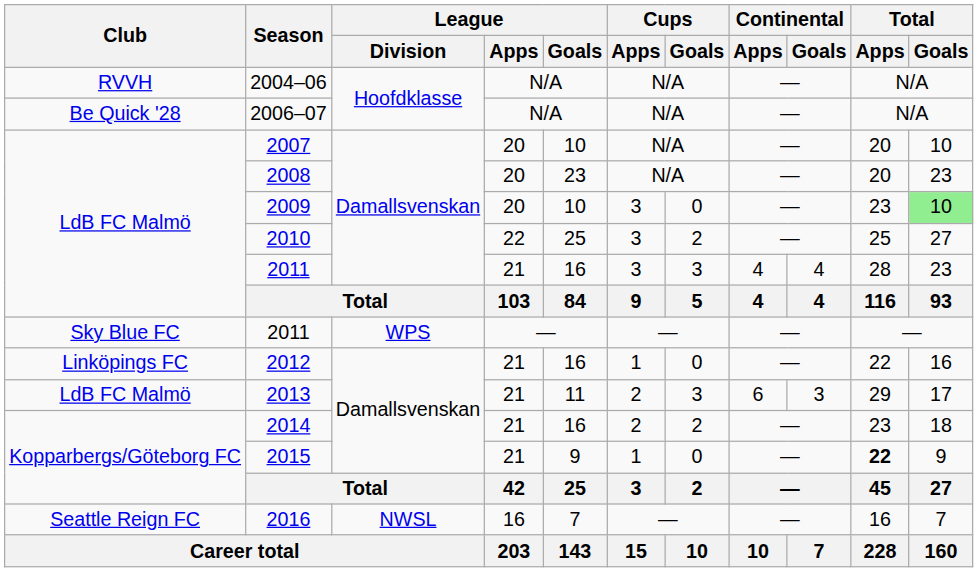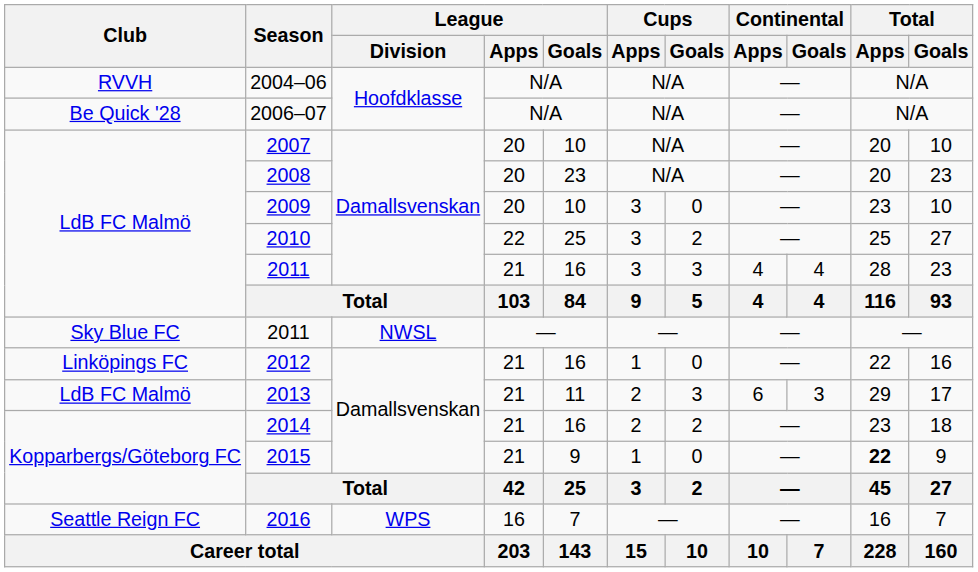(941, 207) lightgreen background -> (941, 207) no background
(408, 332) WPS -> (408, 332) NWSL
(408, 519) NWSL -> (408, 519) WPS
